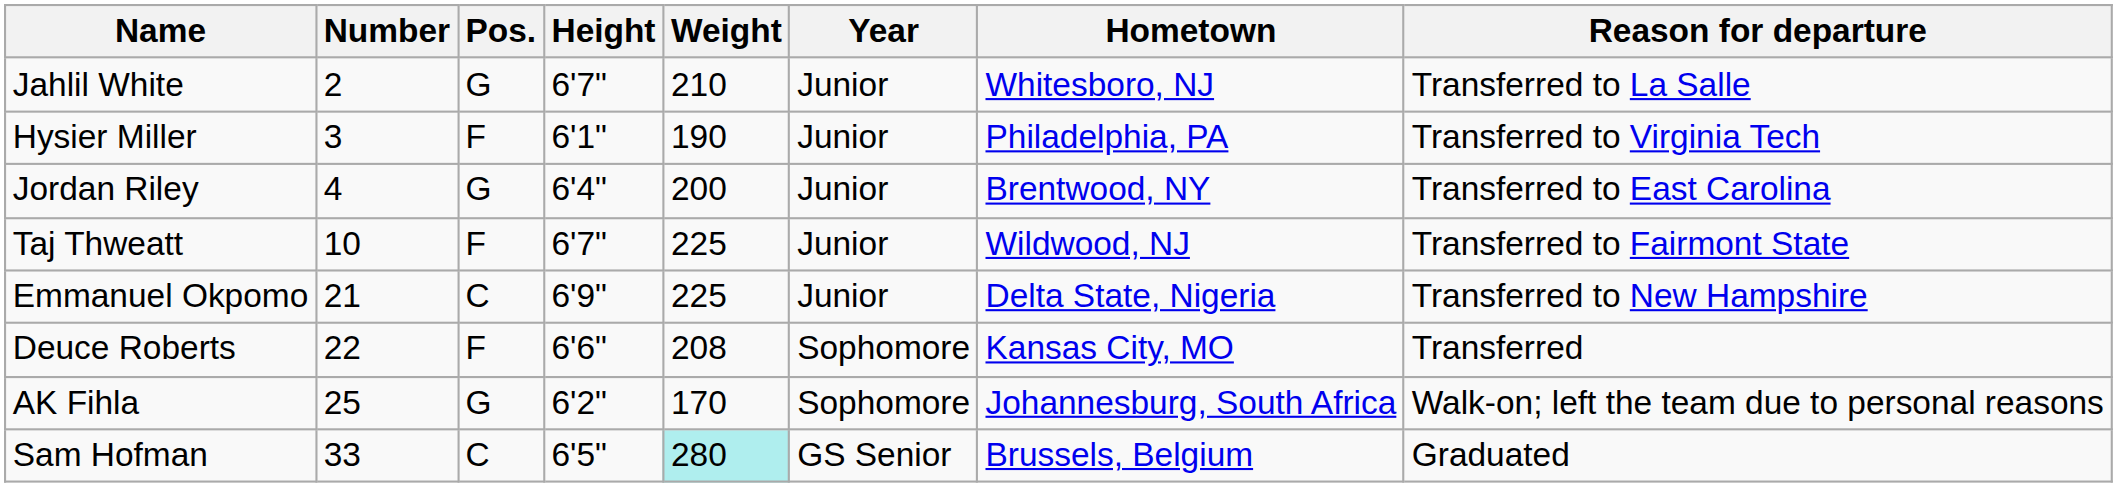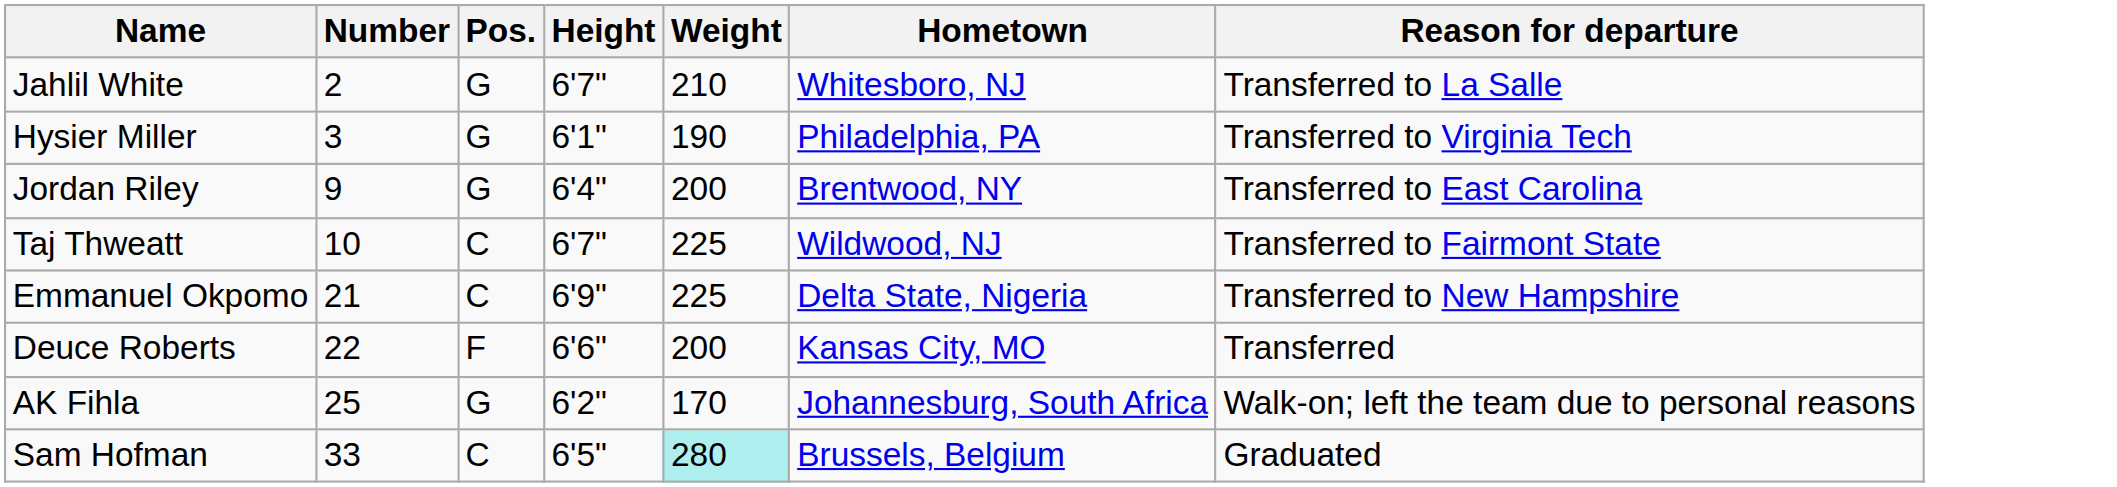- column: (884, 31)
(476, 137) F -> (478, 137) G
(333, 190) 4 -> (333, 190) 9
(476, 243) F -> (478, 243) C
(699, 349) 208 -> (699, 349) 200
